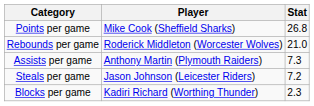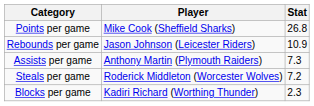(193, 45) Roderick Middleton (Worcester Wolves) -> (179, 45) Jason Johnson (Leicester Riders)
(297, 45) 21.0 -> (297, 45) 10.9
(179, 77) Jason Johnson (Leicester Riders) -> (193, 77) Roderick Middleton (Worcester Wolves)
